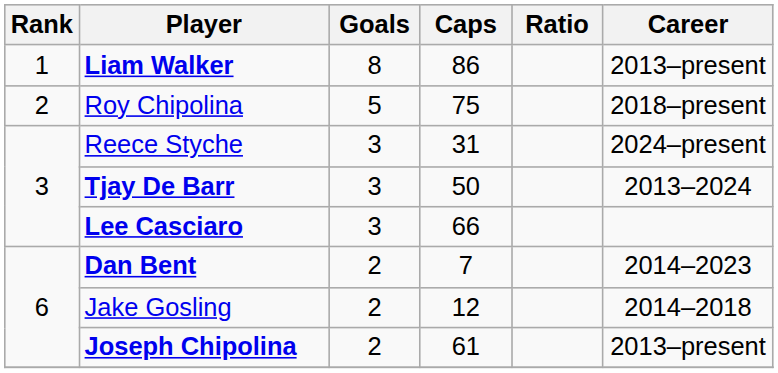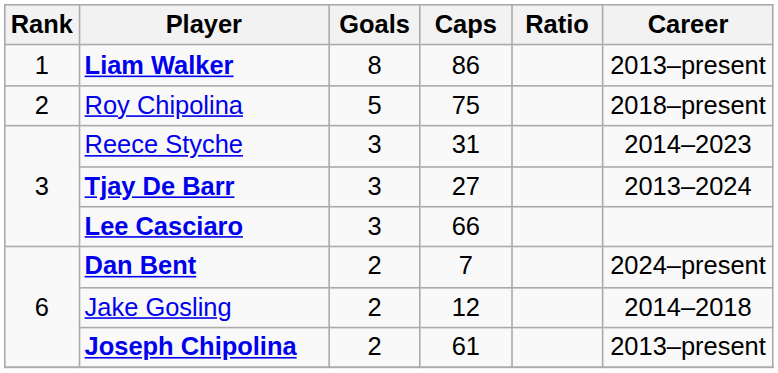(688, 145) 2024–present -> (688, 145) 2014–2023
(466, 186) 50 -> (466, 186) 27
(688, 266) 2014–2023 -> (688, 266) 2024–present
